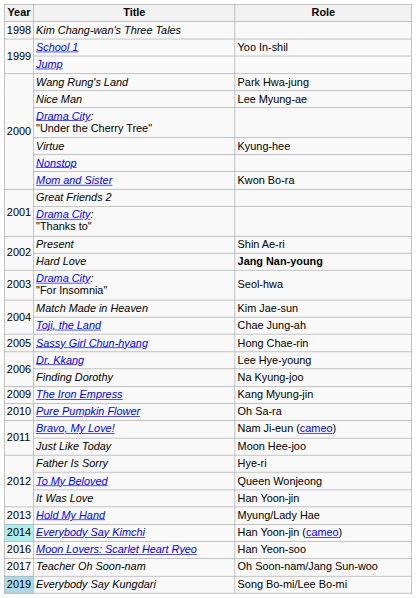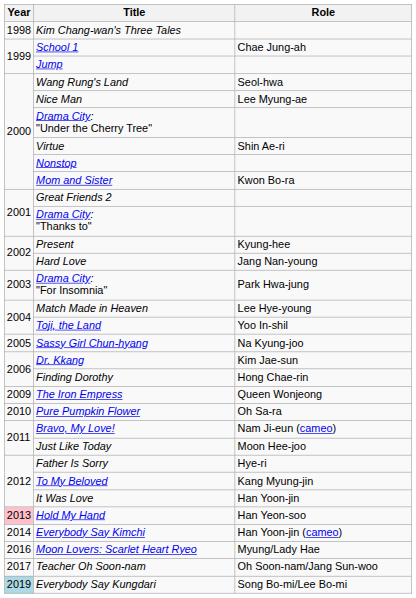(263, 47) Yoo In-shil -> (272, 47) Chae Jung-ah
(273, 82) Park Hwa-jung -> (260, 82) Seol-hwa
(264, 146) Kyung-hee -> (261, 146) Shin Ae-ri
(261, 244) Shin Ae-ri -> (264, 244) Kyung-hee
(280, 261) bold -> (278, 261) normal
(260, 285) Seol-hwa -> (273, 285) Park Hwa-jung
(268, 308) Kim Jae-sun -> (274, 308) Lee Hye-young
(272, 325) Chae Jung-ah -> (263, 325) Yoo In-shil
(273, 343) Hong Chae-rin -> (271, 343) Na Kyung-joo
(274, 360) Lee Hye-young -> (268, 360) Kim Jae-sun
(271, 377) Na Kyung-joo -> (273, 377) Hong Chae-rin
(275, 394) Kang Myung-jin -> (280, 394) Queen Wonjeong
(280, 481) Queen Wonjeong -> (275, 481) Kang Myung-jin
(19, 515) no background -> (19, 515) pink background
(279, 515) Myung/Lady Hae -> (272, 515) Han Yeon-soo
(19, 532) paleturquoise background -> (19, 532) no background
(272, 550) Han Yeon-soo -> (279, 550) Myung/Lady Hae
